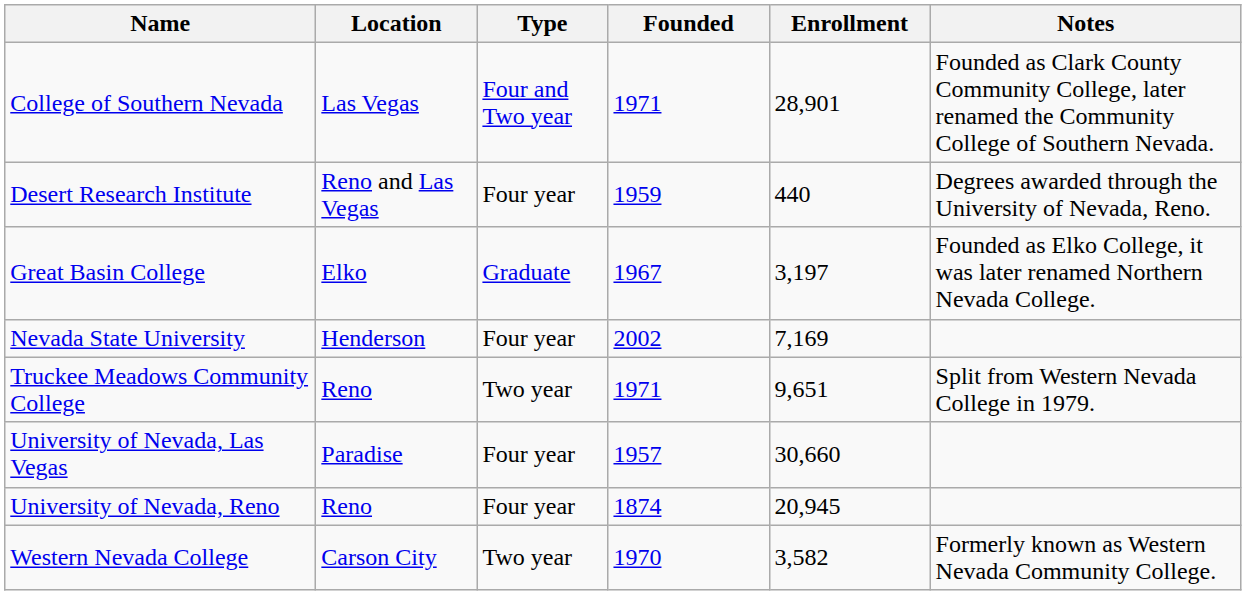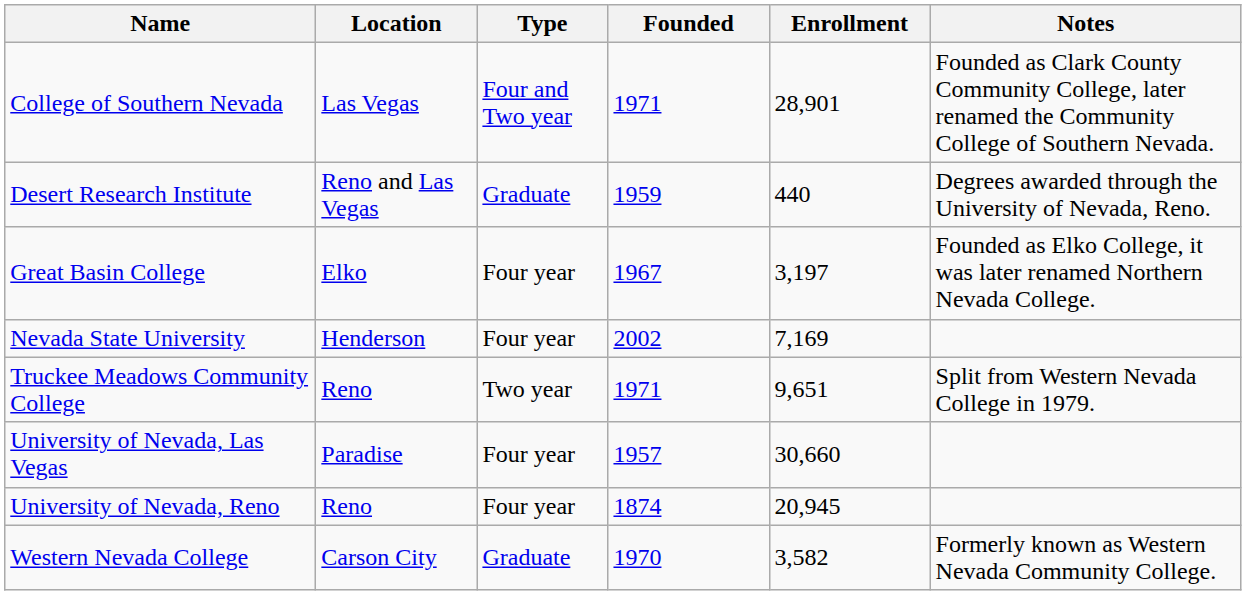(529, 194) Four year -> (526, 194) Graduate
(526, 272) Graduate -> (529, 272) Four year
(527, 557) Two year -> (526, 557) Graduate
